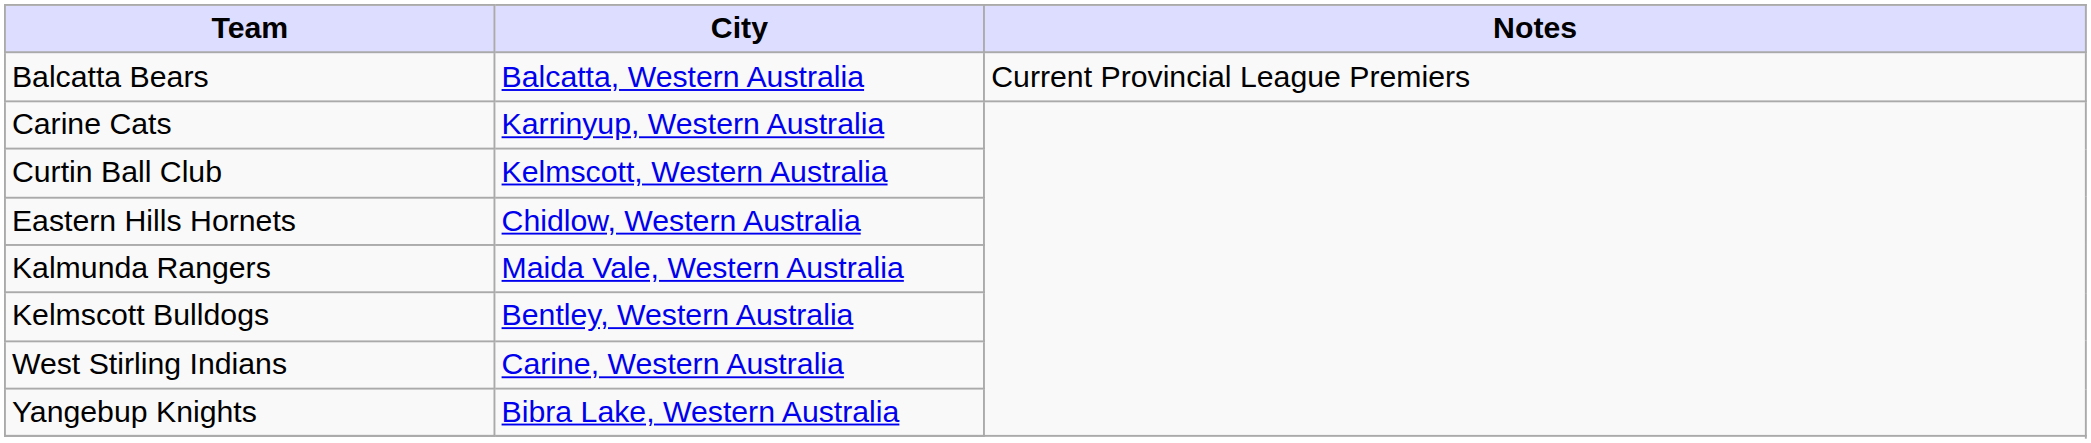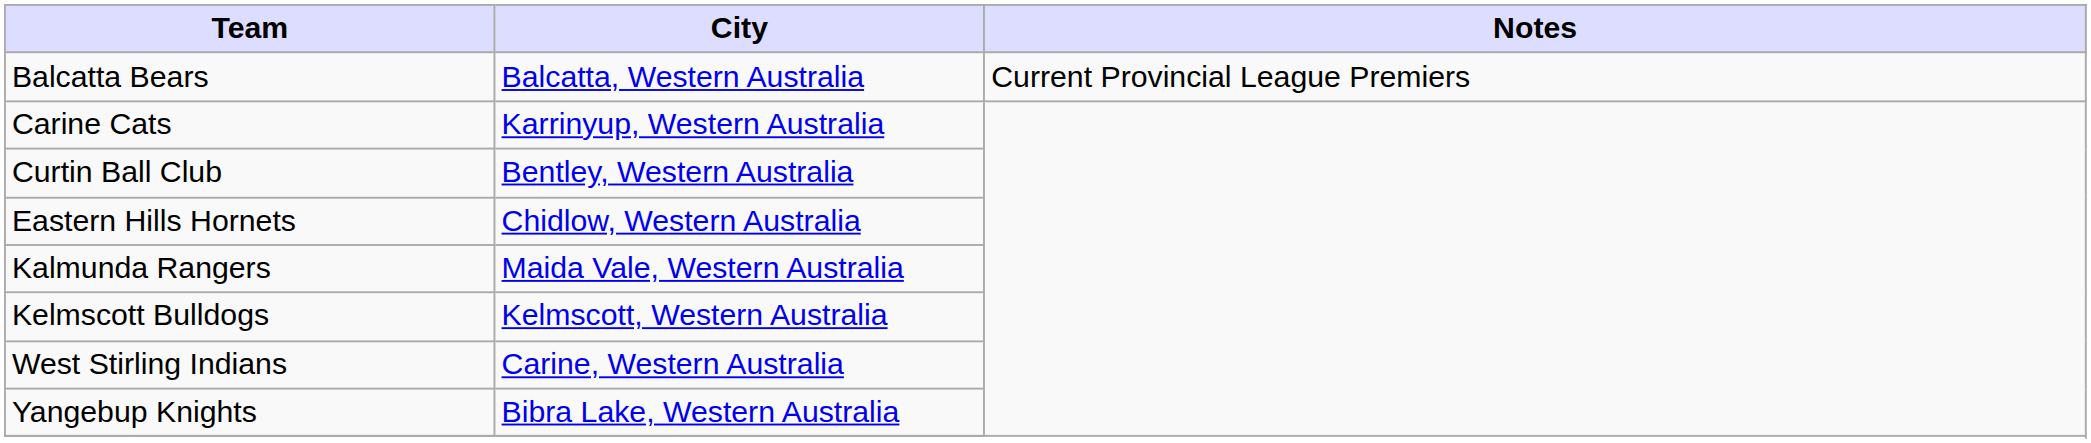(695, 172) Kelmscott, Western Australia -> (678, 172) Bentley, Western Australia
(678, 316) Bentley, Western Australia -> (695, 316) Kelmscott, Western Australia
